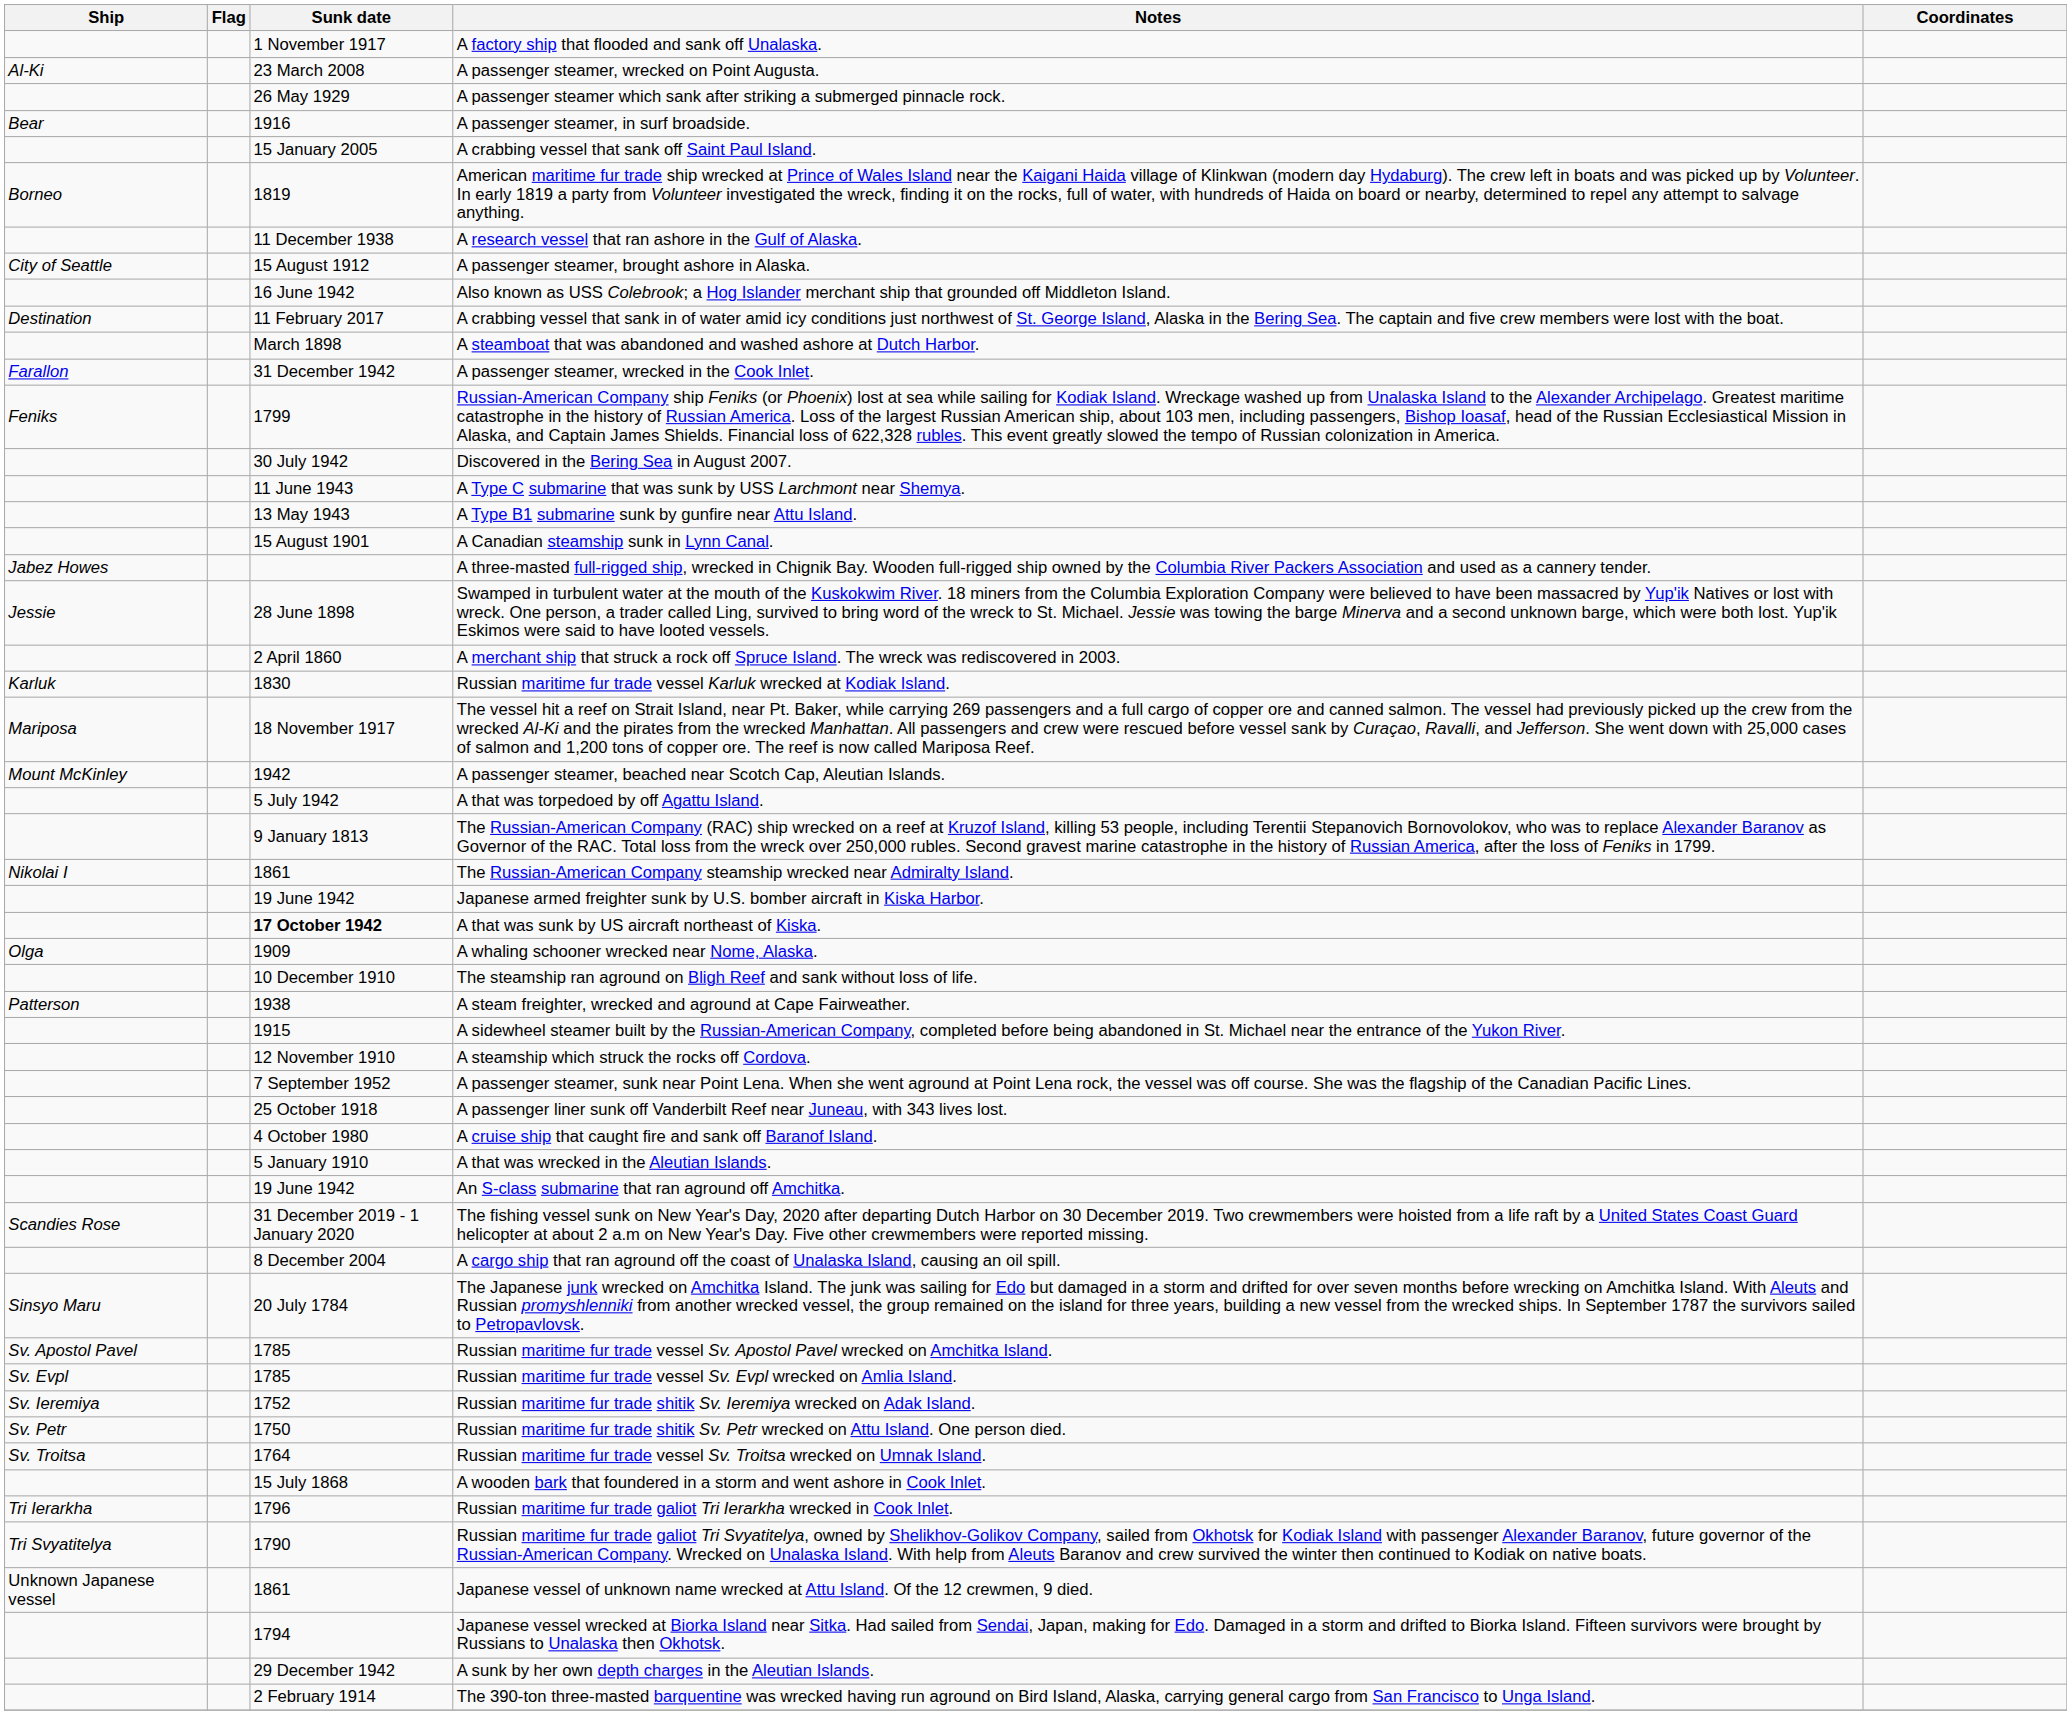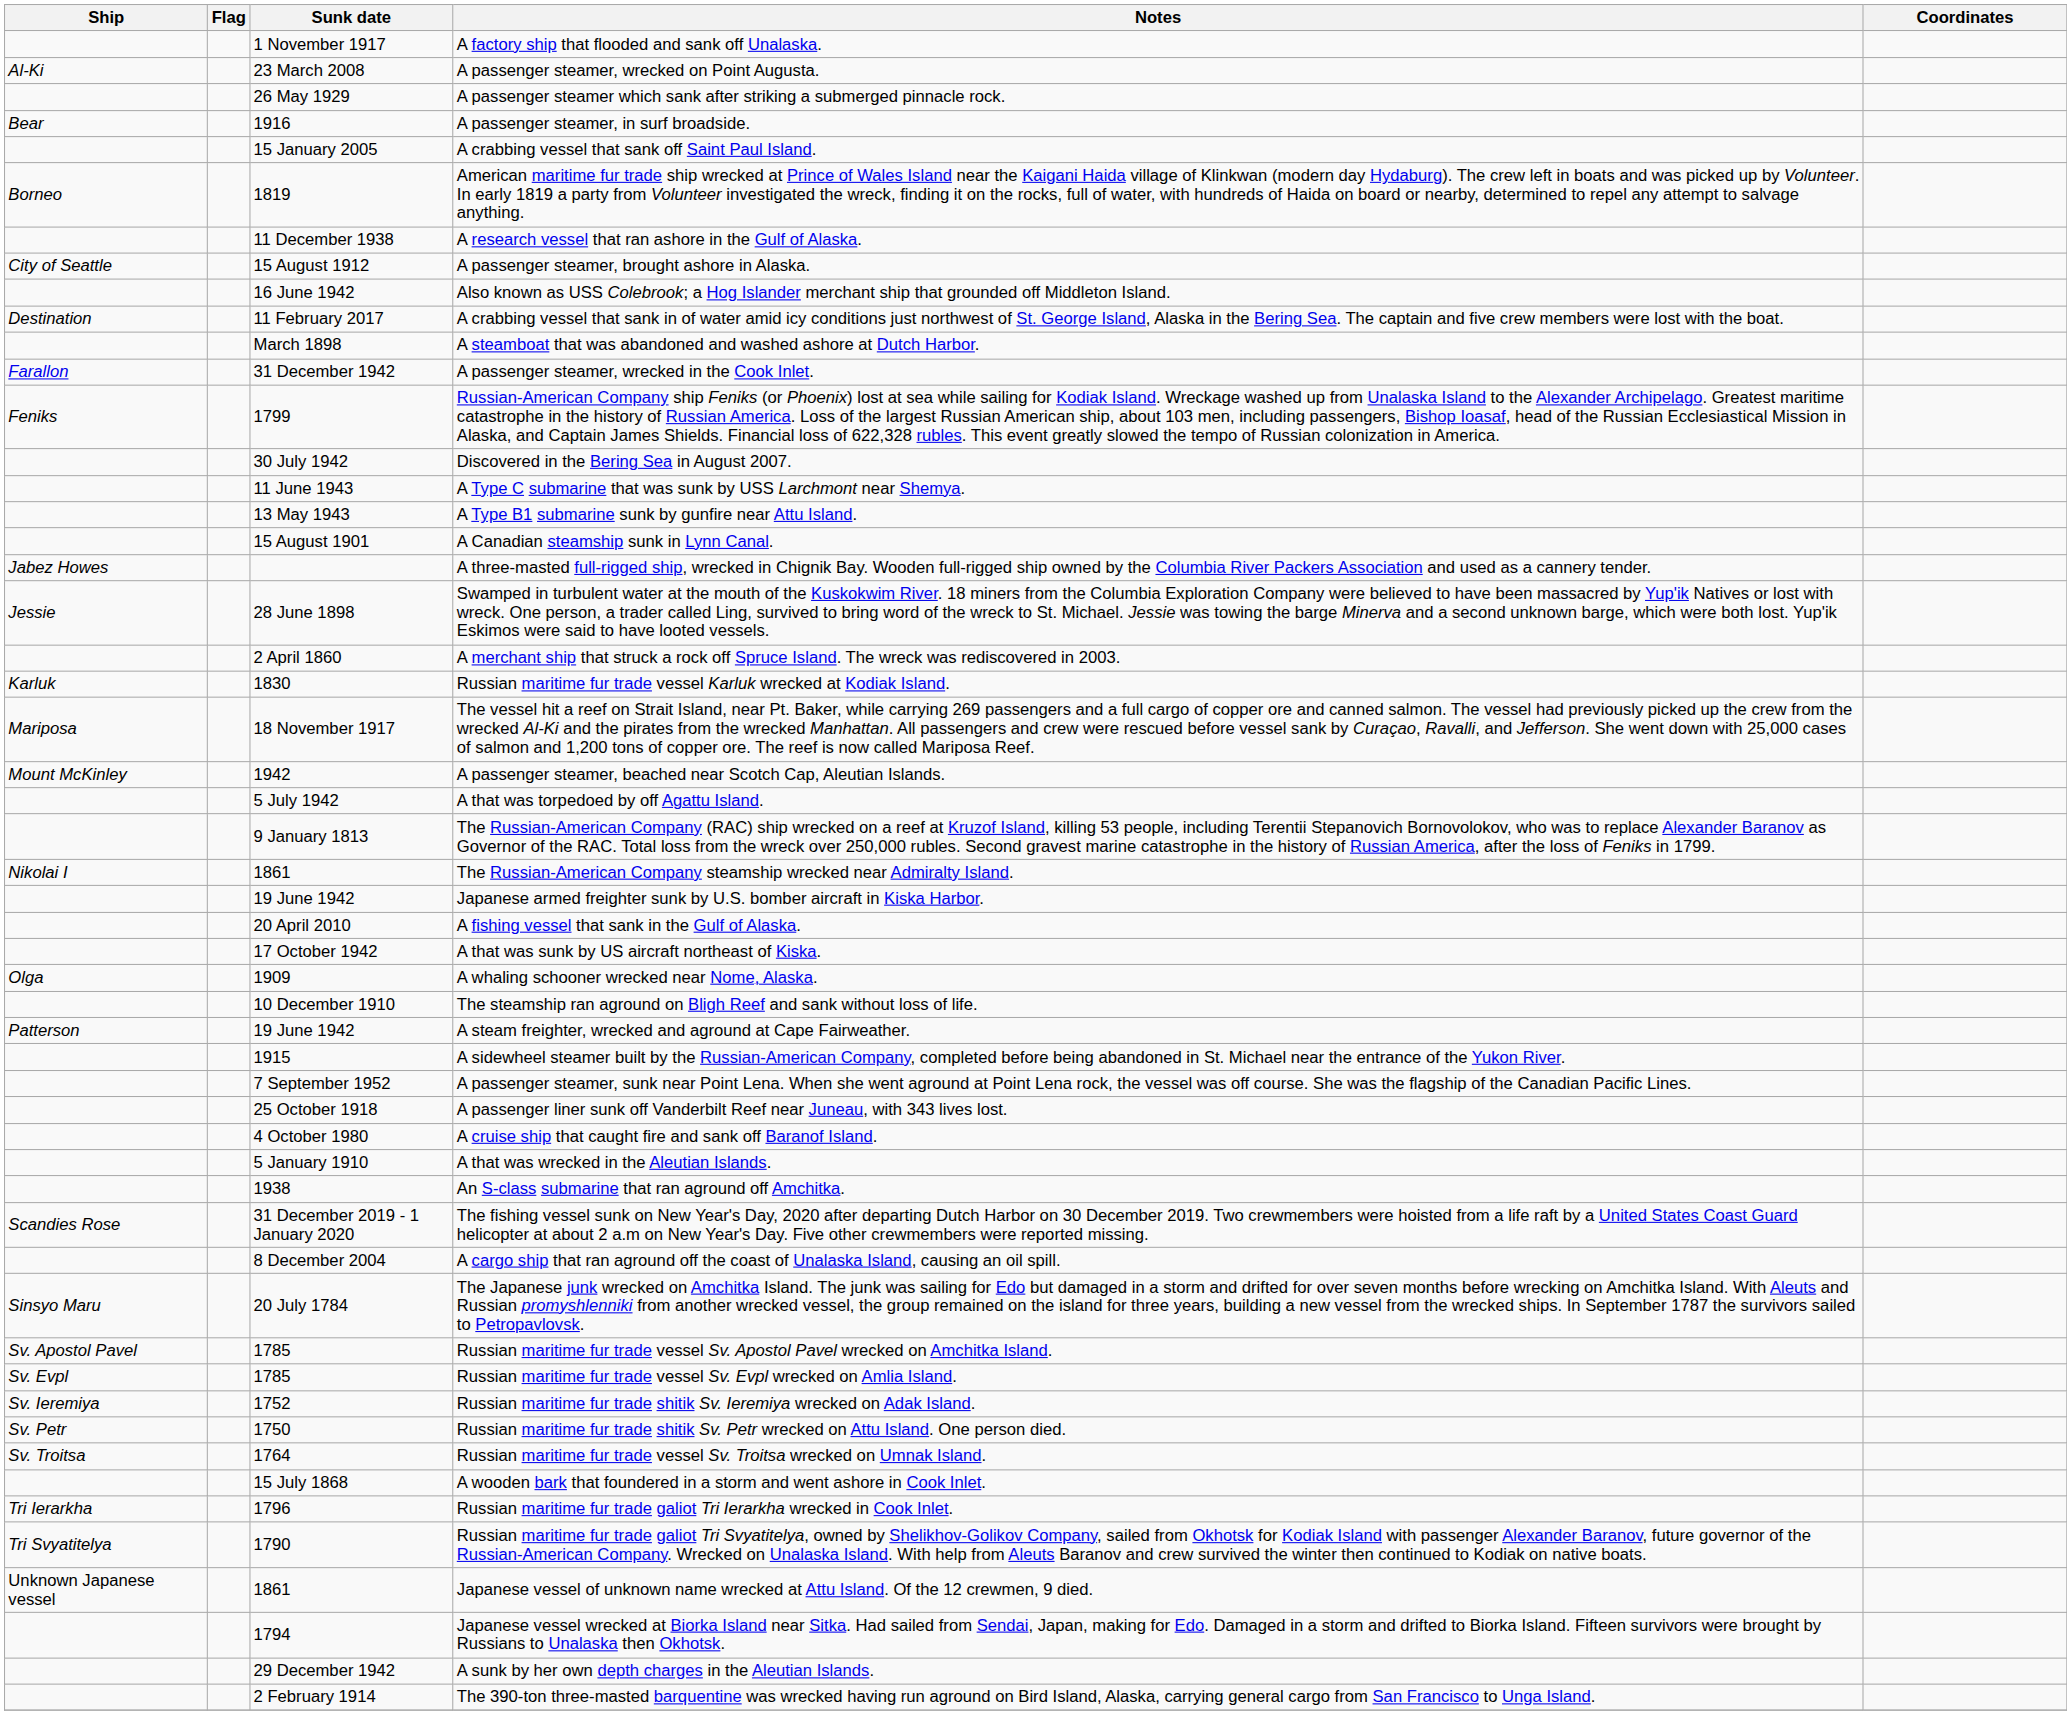+ row: (629, 925)
(318, 925) bold -> (316, 951) normal
(272, 1004) 1938 -> (304, 1030) 19 June 1942
- row: (634, 1057)
(304, 1188) 19 June 1942 -> (272, 1188) 1938
